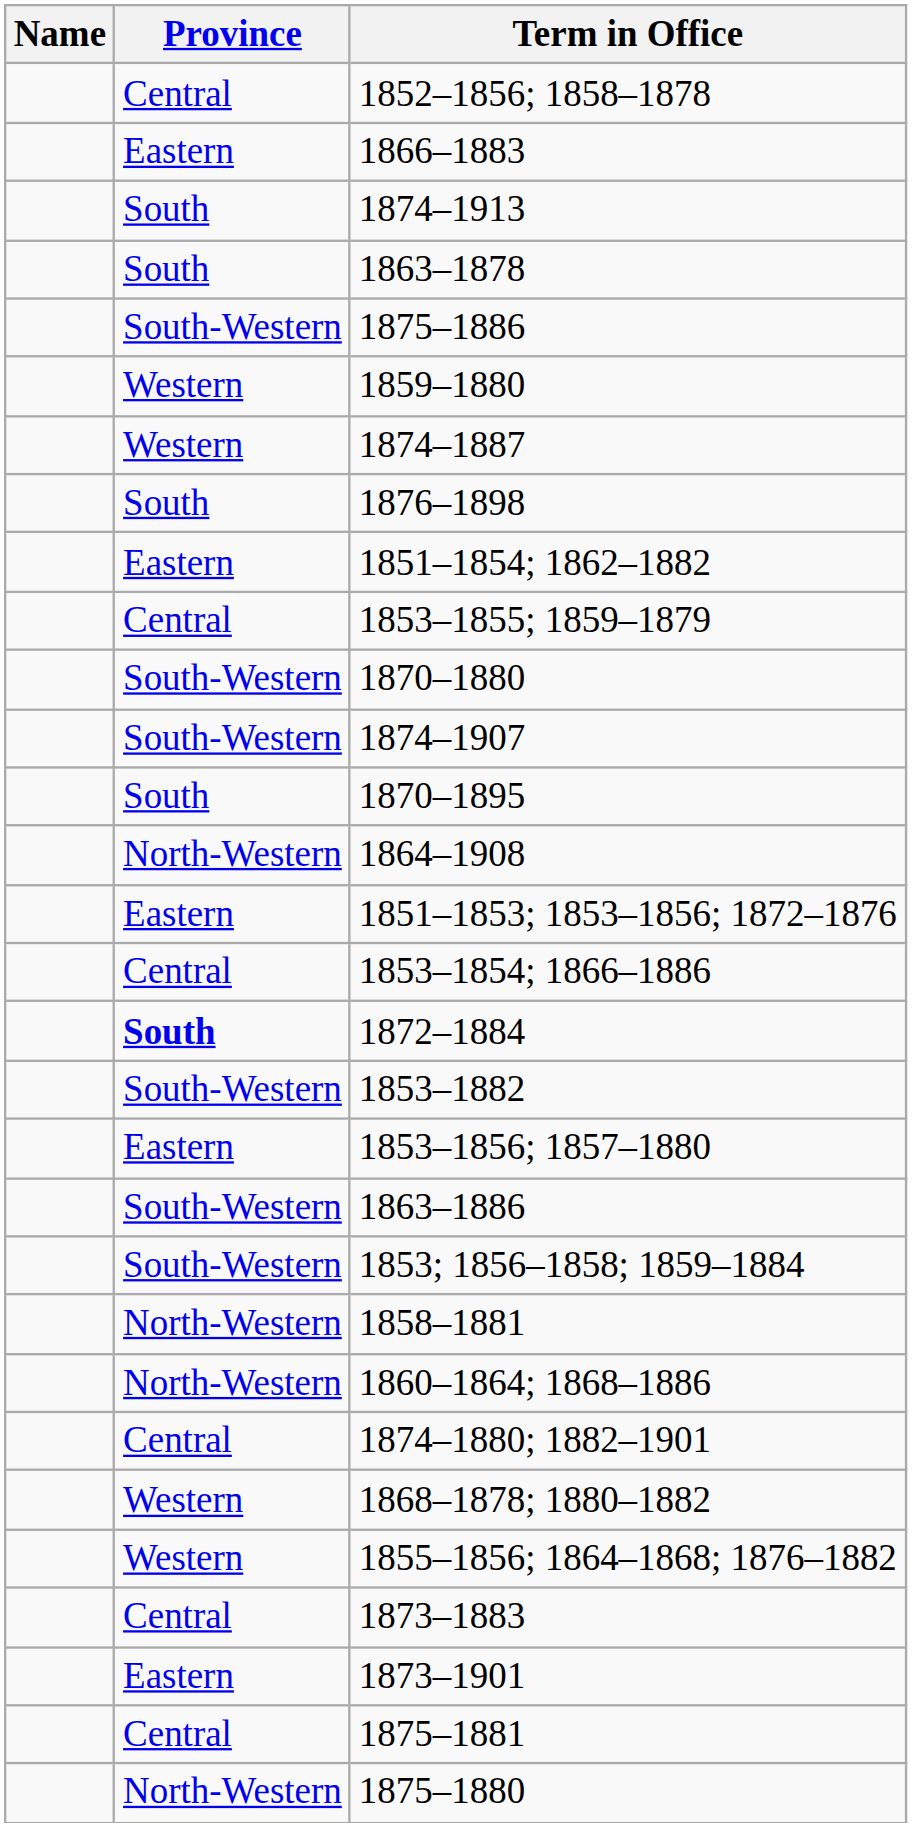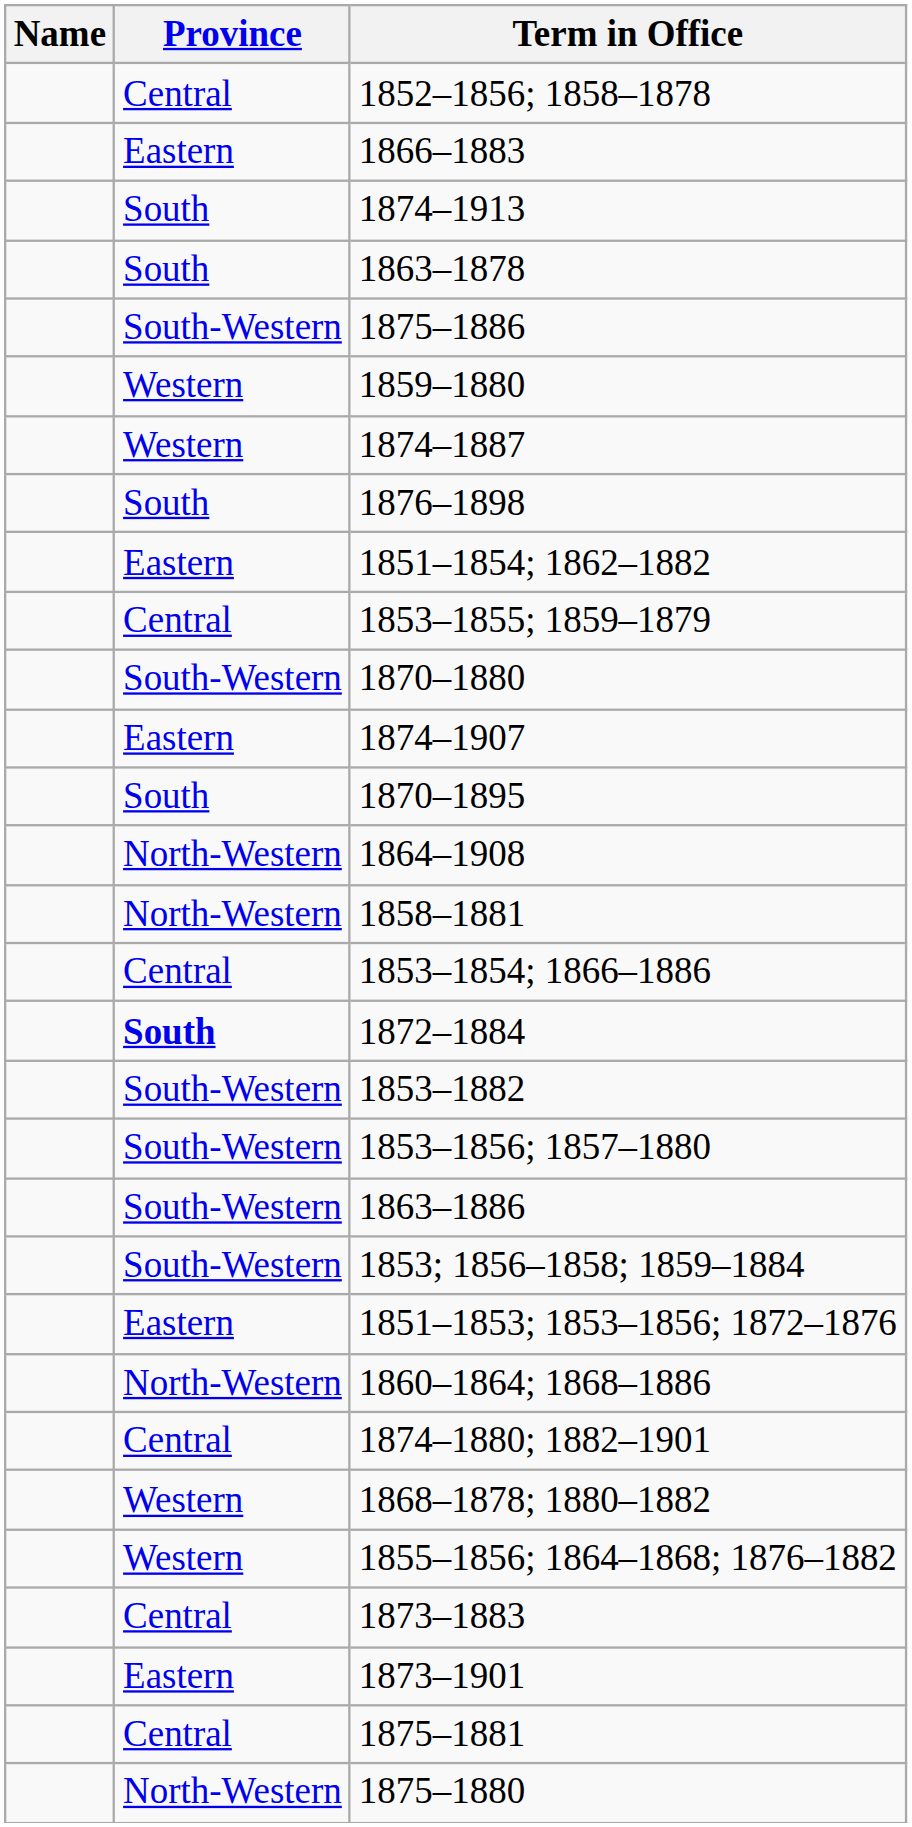(232, 737) South-Western -> (178, 737) Eastern
rows swapped: (442, 1323) <-> (628, 913)
(178, 1147) Eastern -> (232, 1147) South-Western
